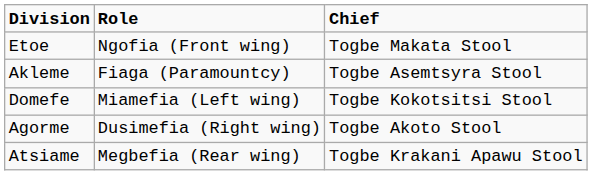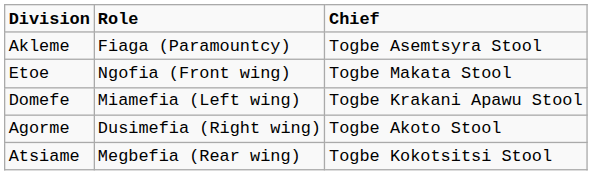rows swapped: (29, 46) <-> (39, 74)
(441, 101) Togbe Kokotsitsi Stool -> (456, 101) Togbe Krakani Apawu Stool
(456, 156) Togbe Krakani Apawu Stool -> (441, 156) Togbe Kokotsitsi Stool
